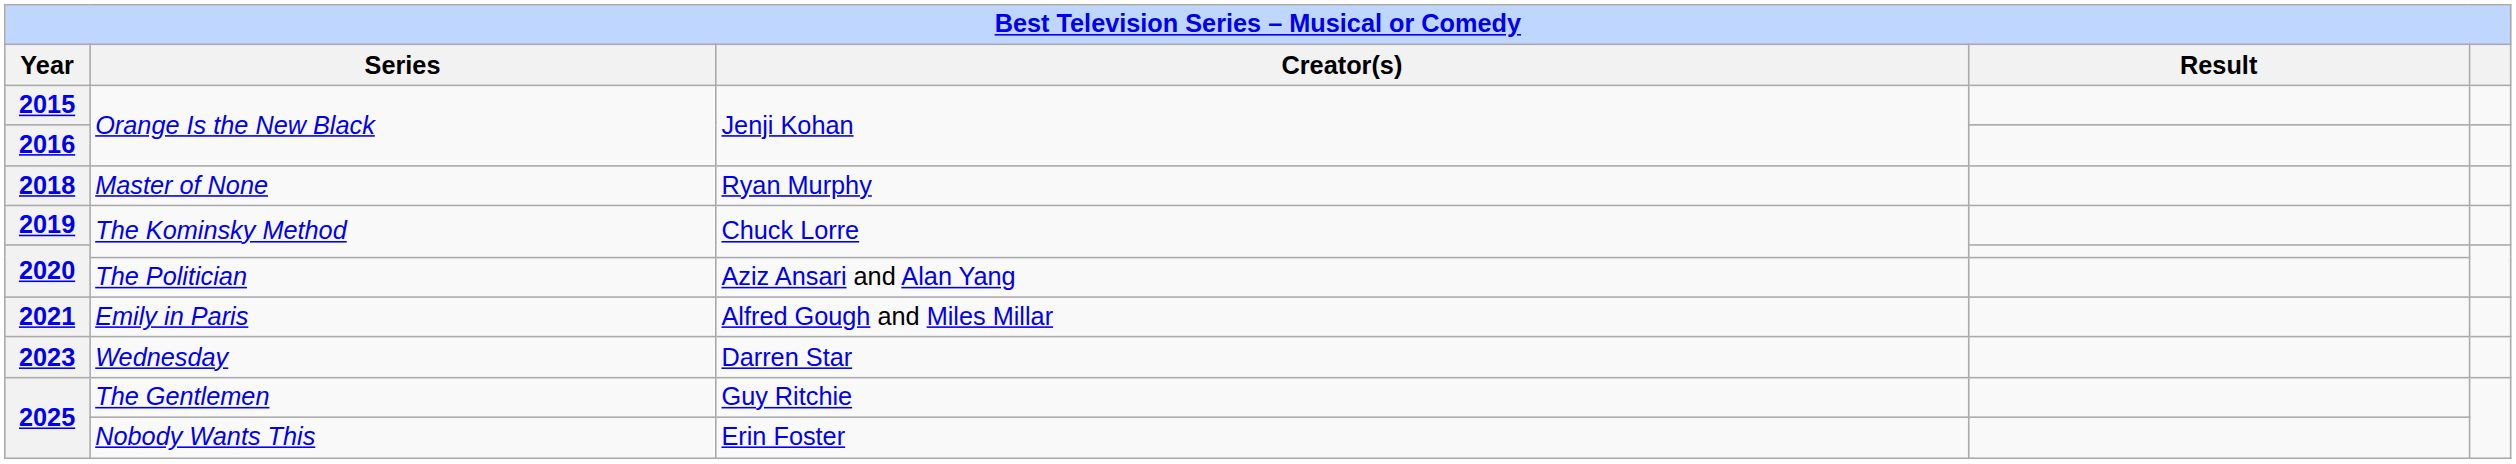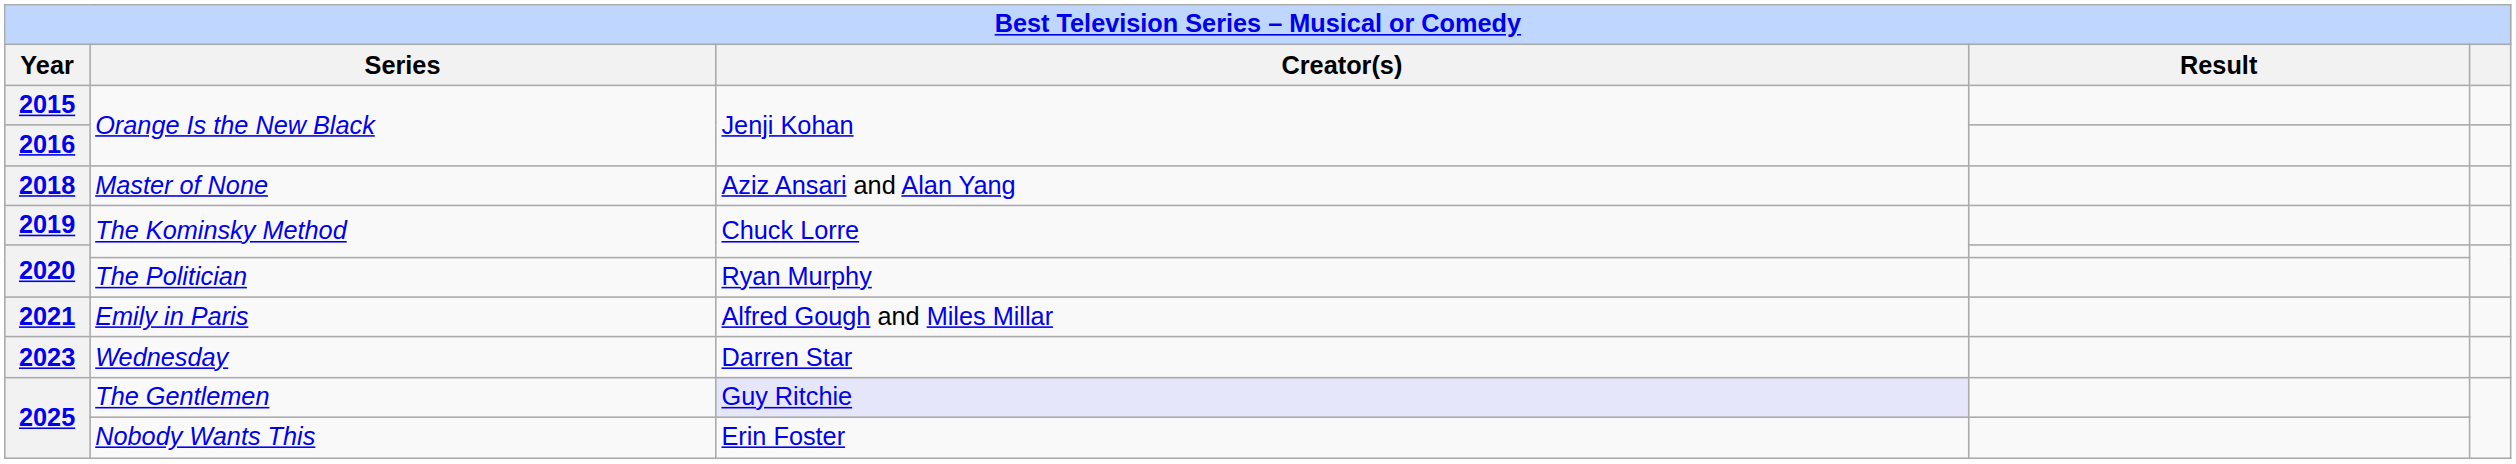(797, 184) Ryan Murphy -> (869, 184) Aziz Ansari and Alan Yang
(869, 276) Aziz Ansari and Alan Yang -> (797, 276) Ryan Murphy
(787, 397) no background -> (787, 397) lavender background
